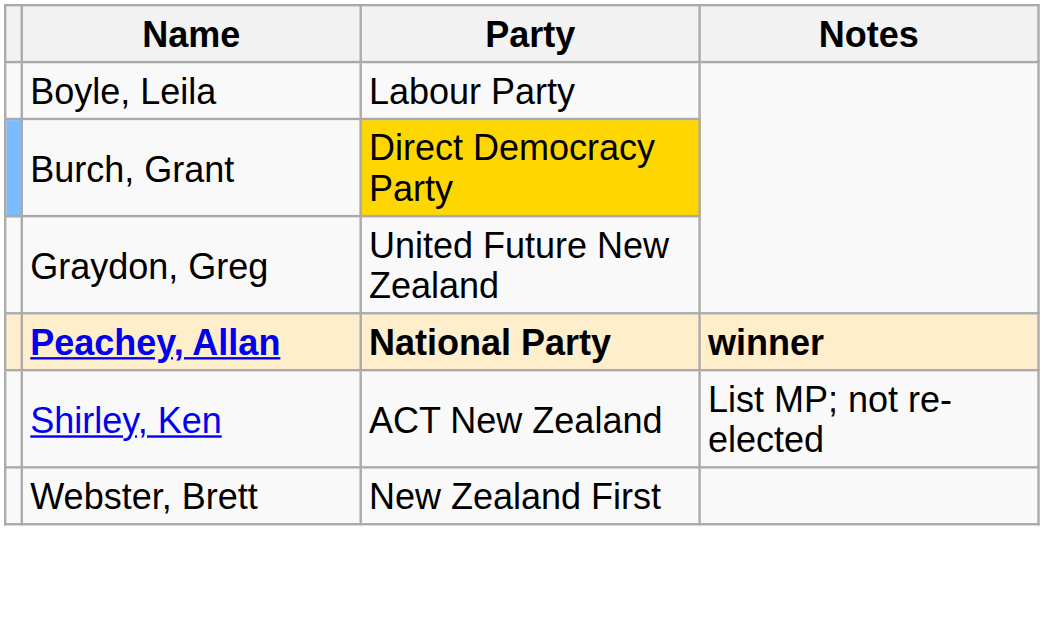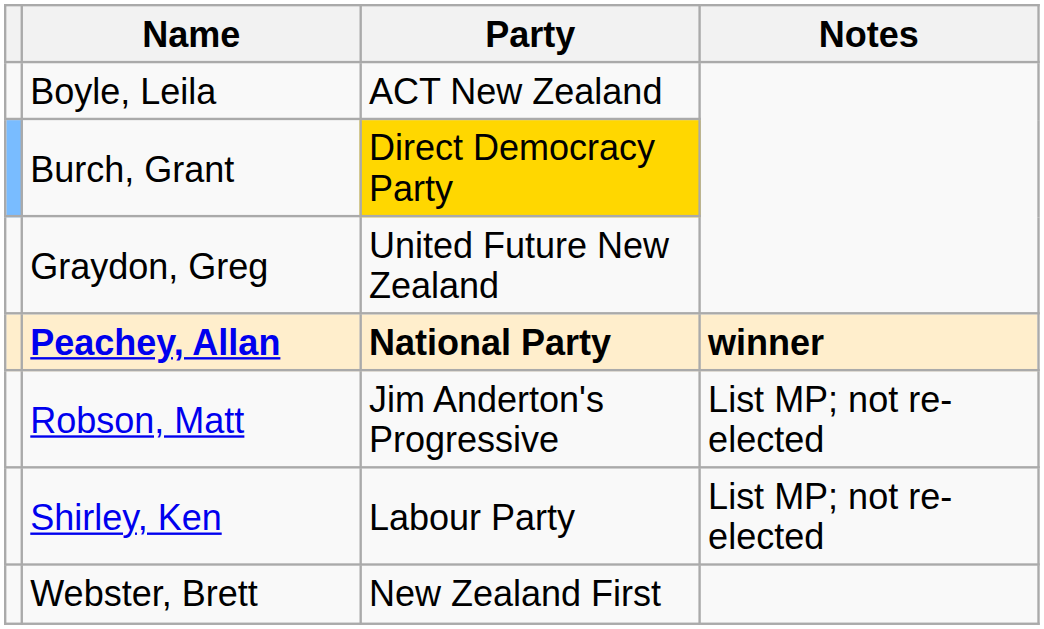(472, 91) Labour Party -> (516, 91) ACT New Zealand
+ row: (137, 420)
(516, 420) ACT New Zealand -> (472, 517) Labour Party
